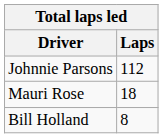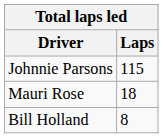(132, 68) 112 -> (132, 68) 115
